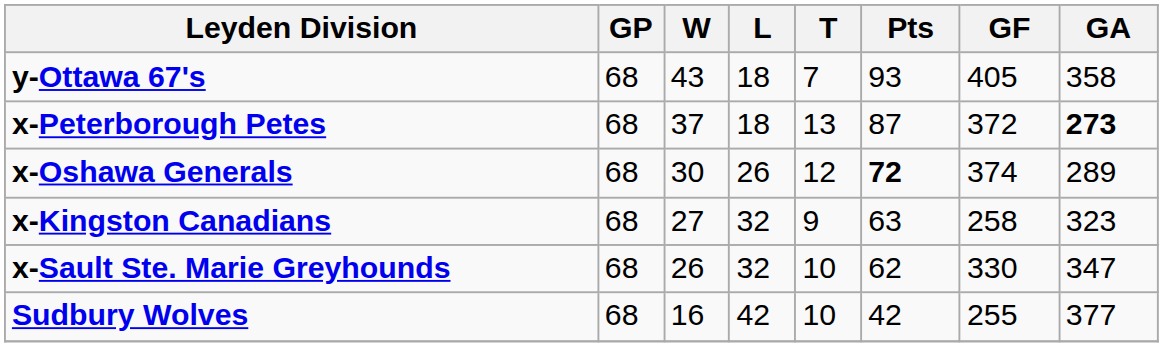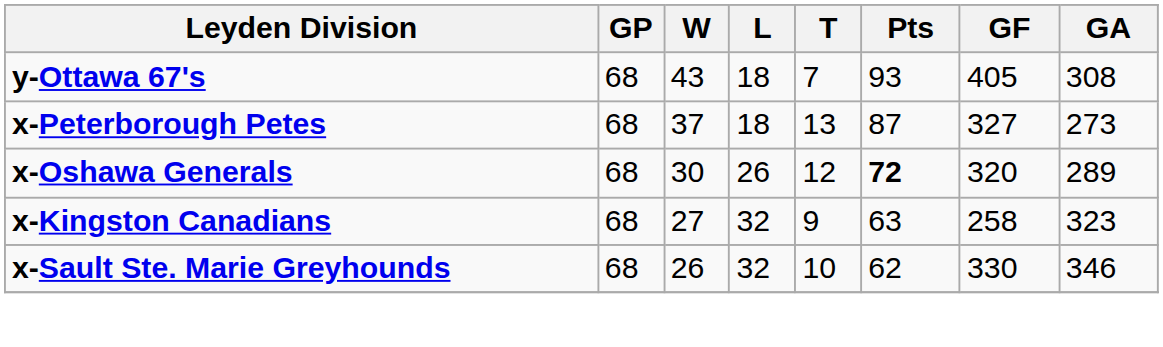(1091, 76) 358 -> (1091, 76) 308
(992, 124) 372 -> (992, 124) 327
(1091, 124) bold -> (1091, 124) normal
(992, 172) 374 -> (992, 172) 320
(1091, 268) 347 -> (1091, 268) 346
- row: (130, 316)
